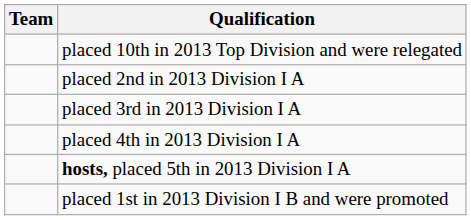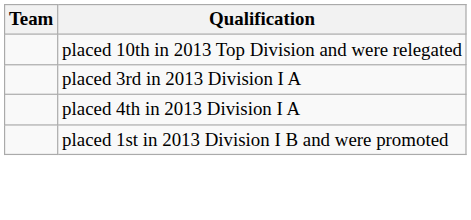- row: (183, 79)
- row: (206, 169)
